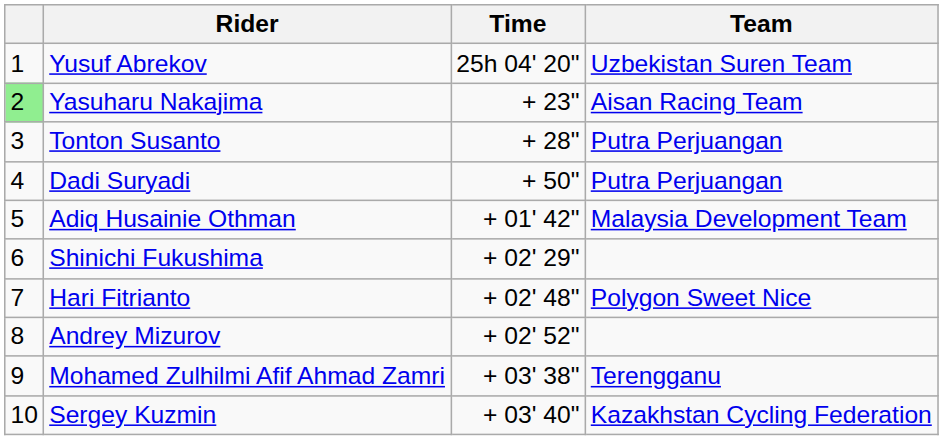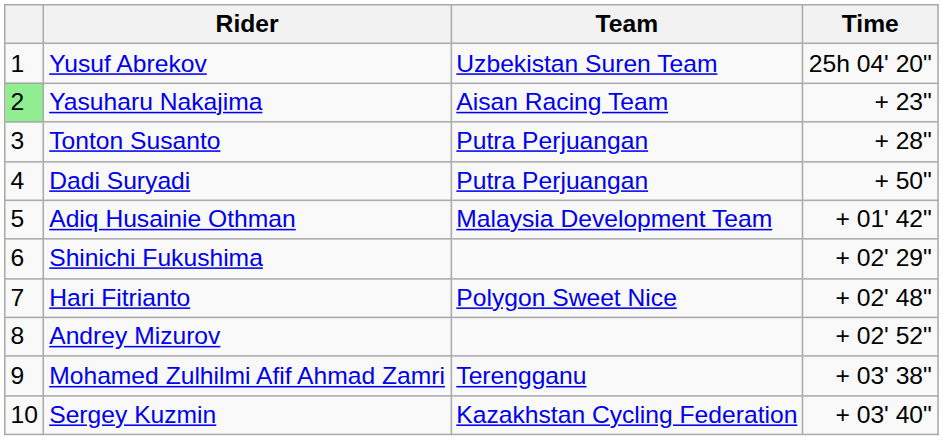columns swapped: (761, 24) <-> (518, 24)
